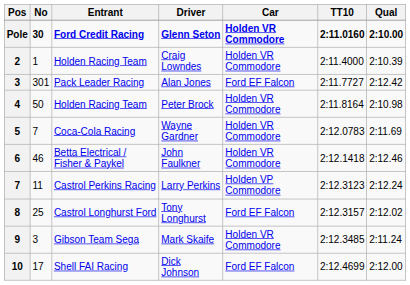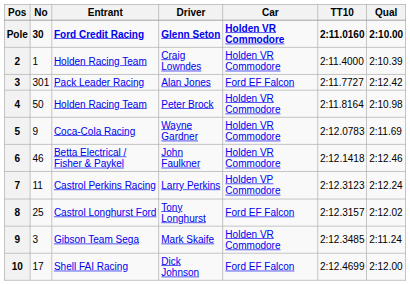(35, 131) 7 -> (35, 131) 9
